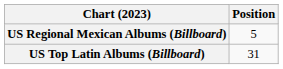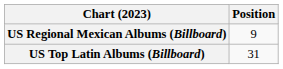(254, 34) 5 -> (254, 34) 9
